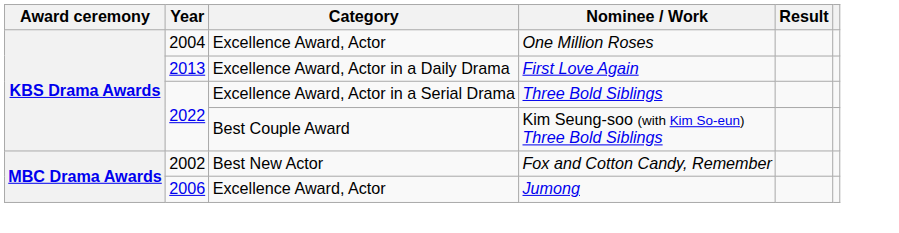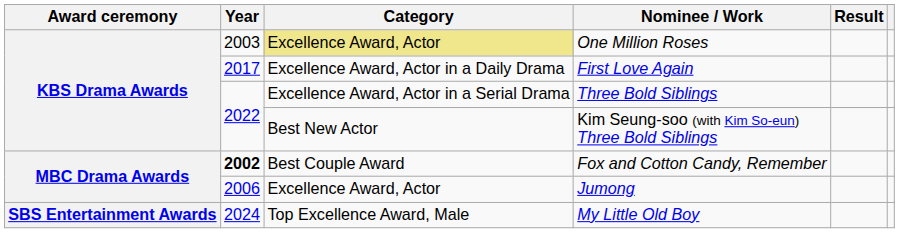(187, 42) 2004 -> (242, 42) 2003
(299, 42) no background -> (354, 42) khaki background
(187, 68) 2013 -> (242, 68) 2017
(281, 128) Best Couple Award -> (323, 128) Best New Actor
(187, 163) normal -> (242, 163) bold
(268, 163) Best New Actor -> (336, 163) Best Couple Award
+ row: (638, 214)
